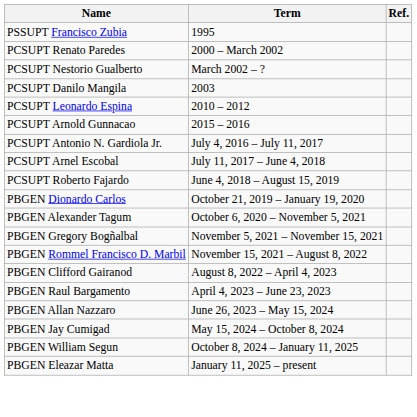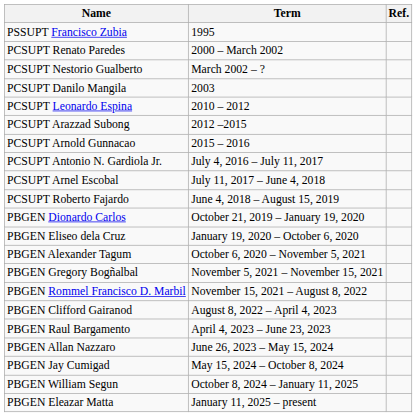+ row: (68, 124)
+ row: (66, 236)
